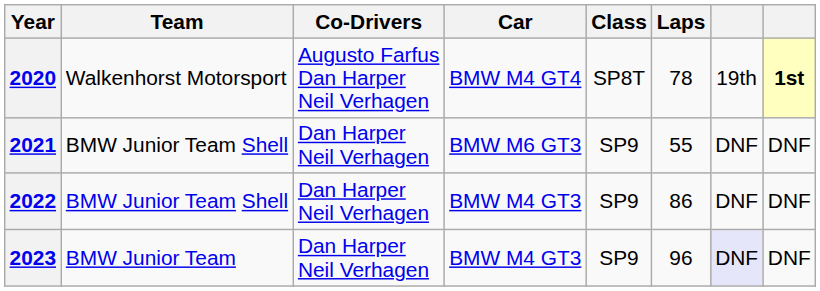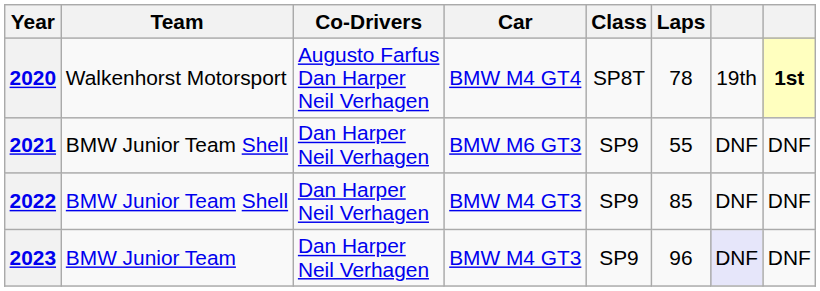(681, 202) 86 -> (681, 202) 85
